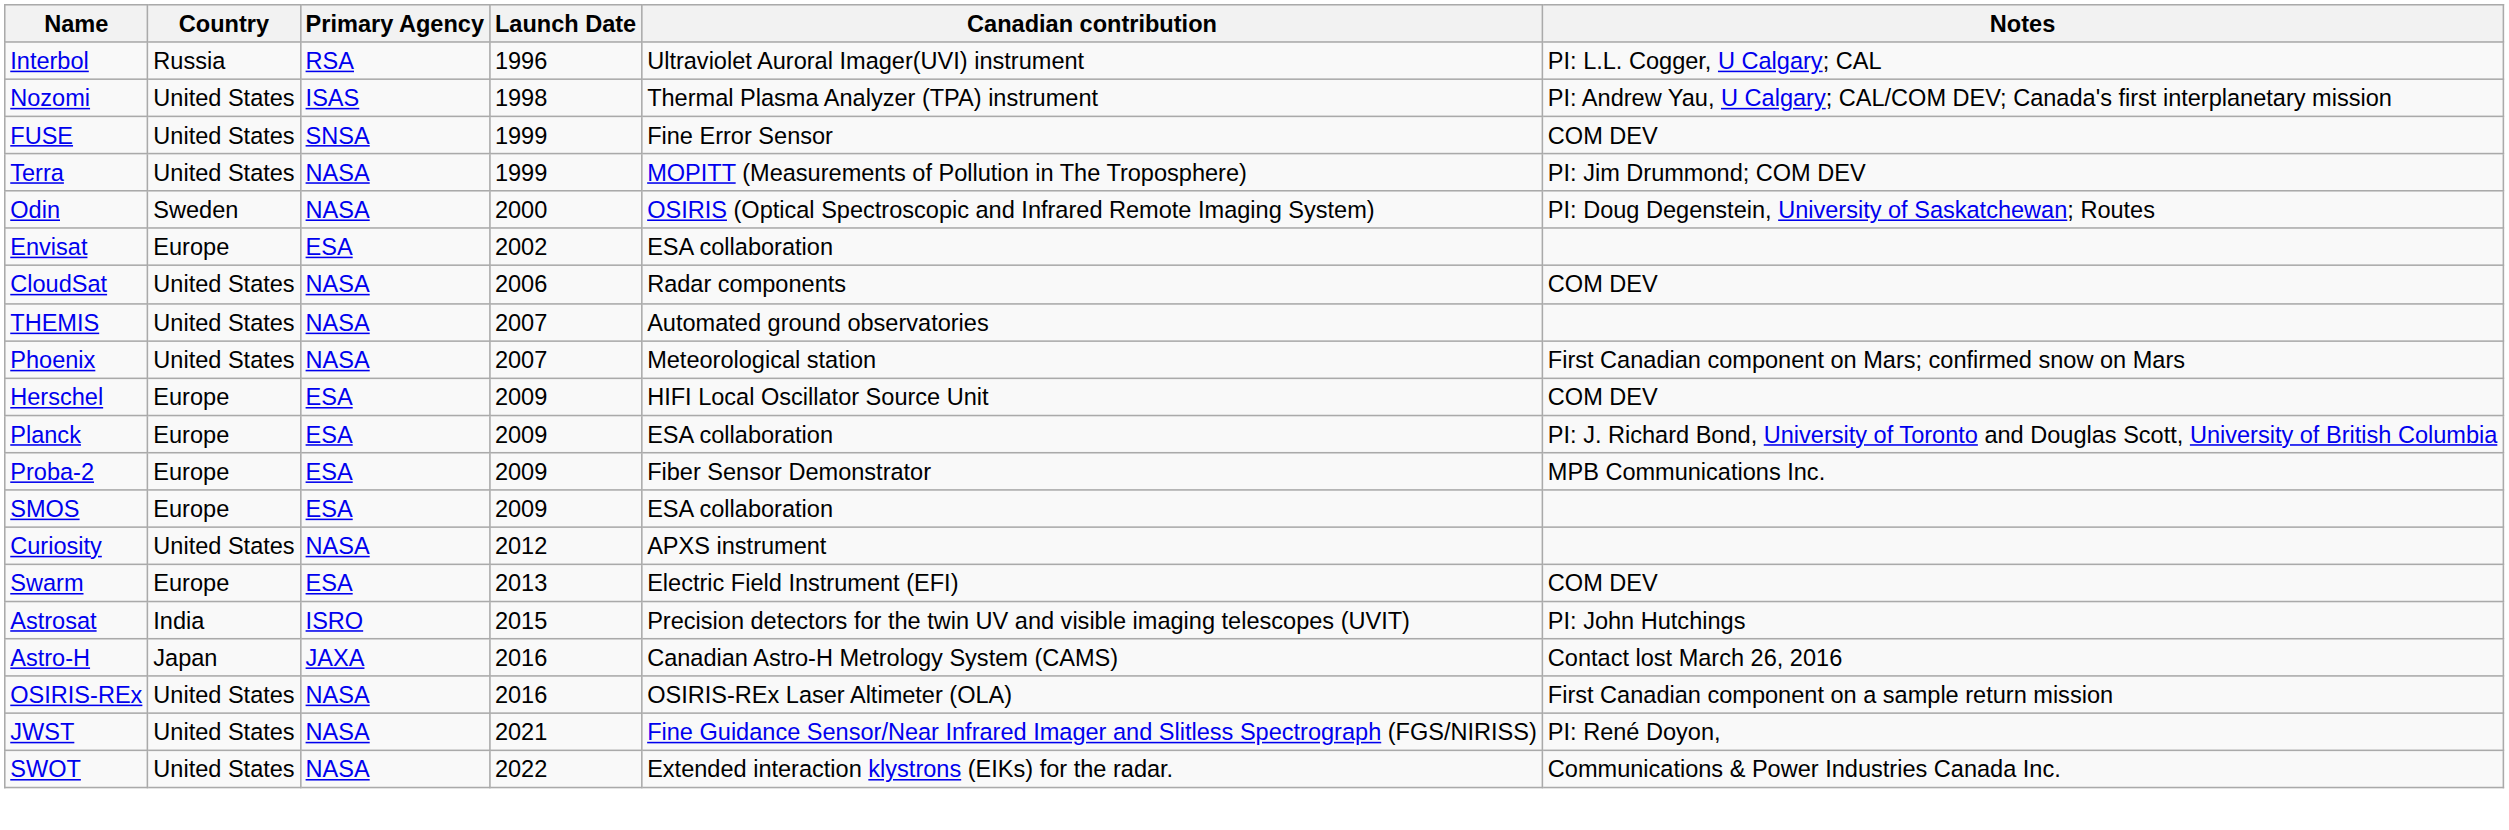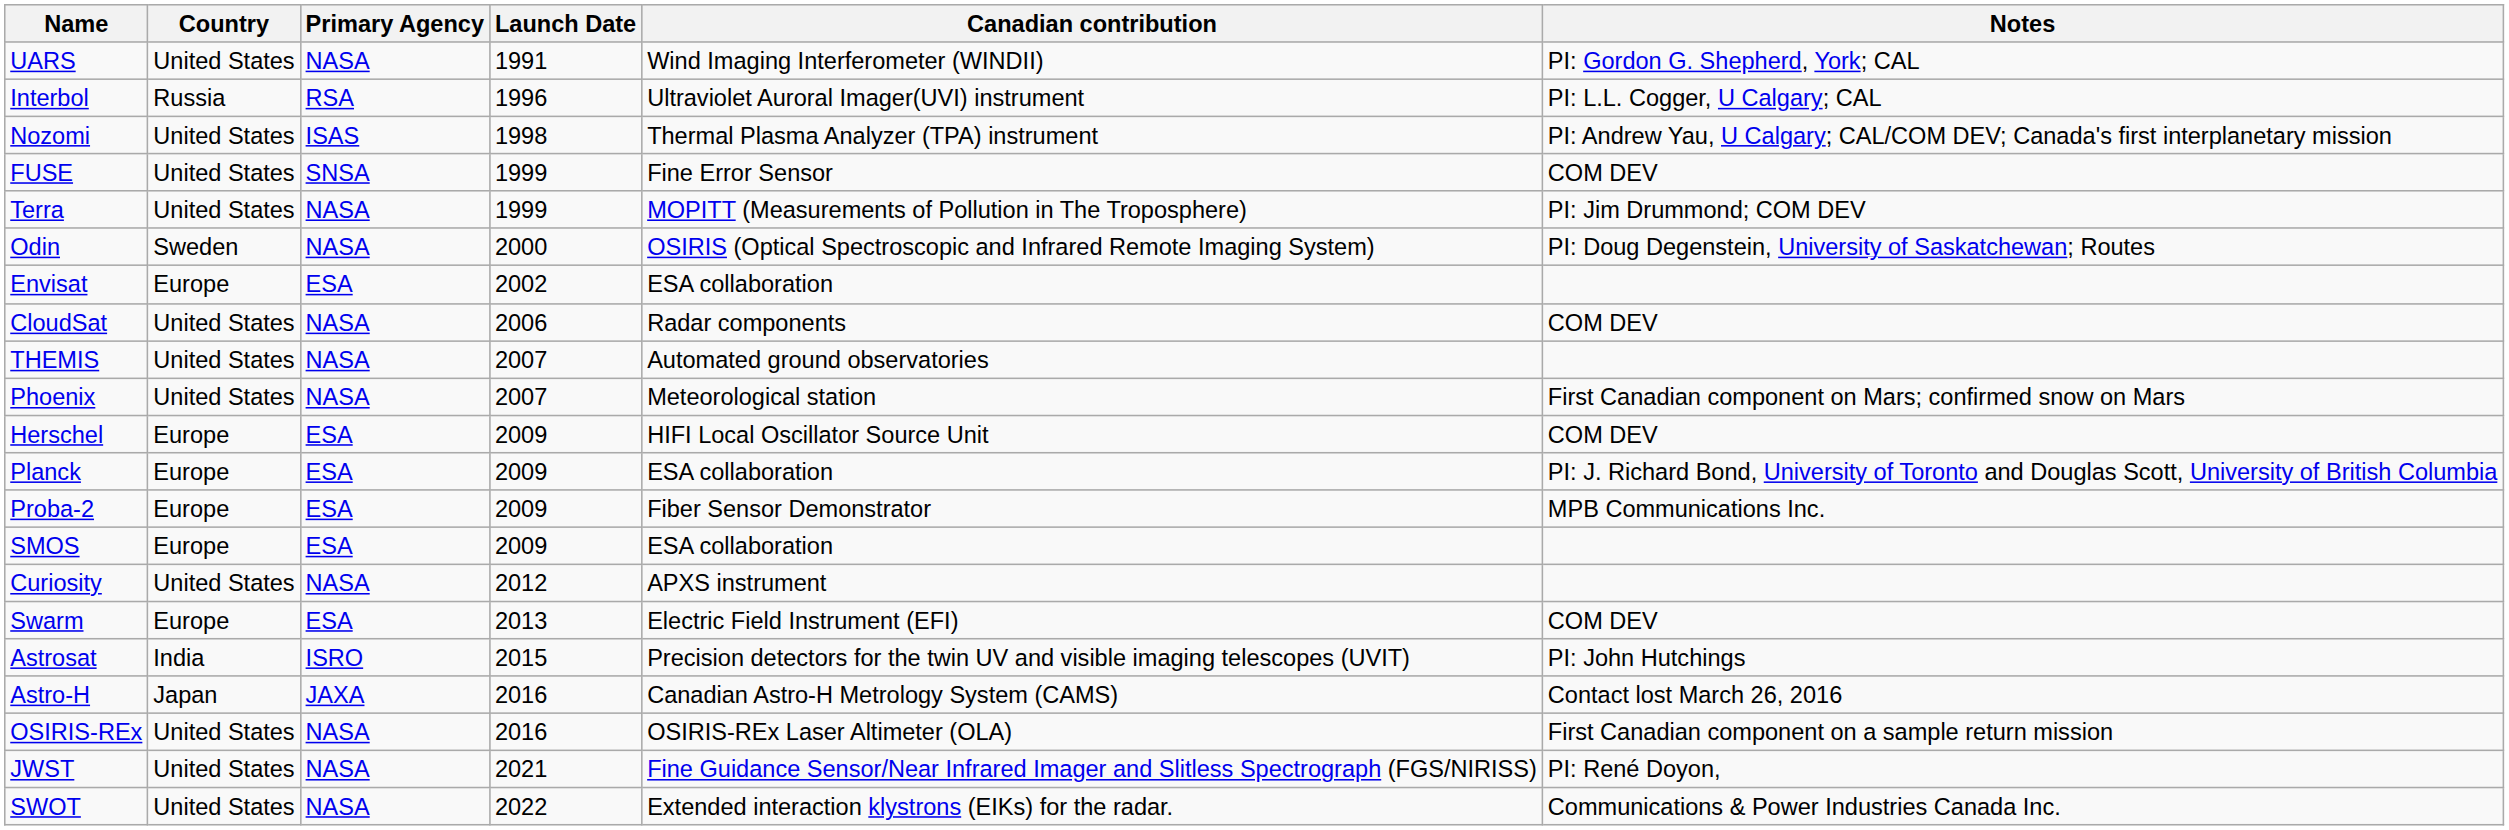+ row: (43, 61)
